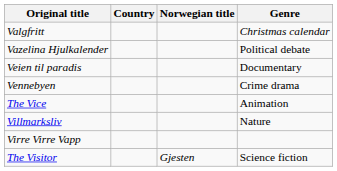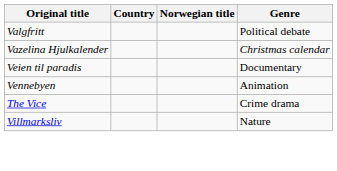(285, 31) Christmas calendar -> (275, 31) Political debate
(275, 49) Political debate -> (285, 49) Christmas calendar
(270, 85) Crime drama -> (264, 85) Animation
(264, 103) Animation -> (270, 103) Crime drama
- row: (44, 139)
- row: (32, 157)
